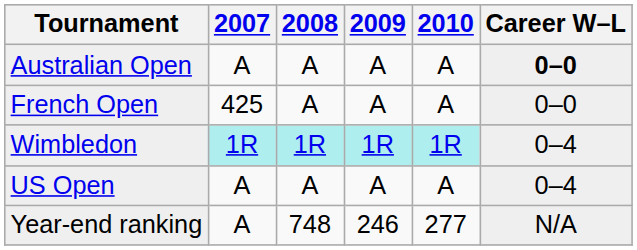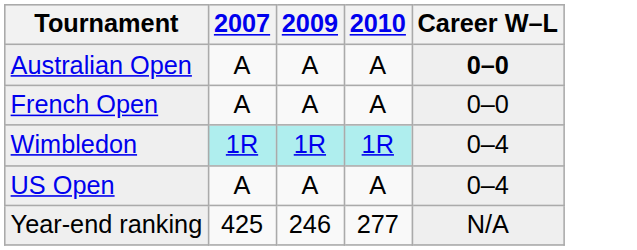- column: (310, 24)
(242, 104) 425 -> (242, 104) A
(242, 225) A -> (242, 225) 425
